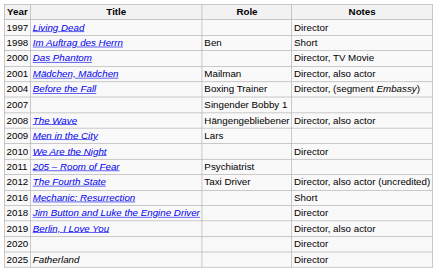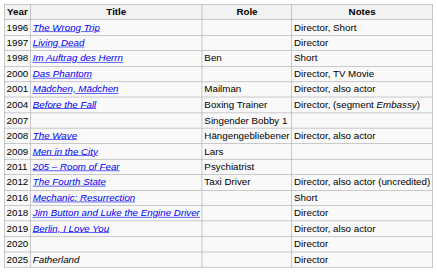+ row: (17, 27)
- row: (17, 151)
